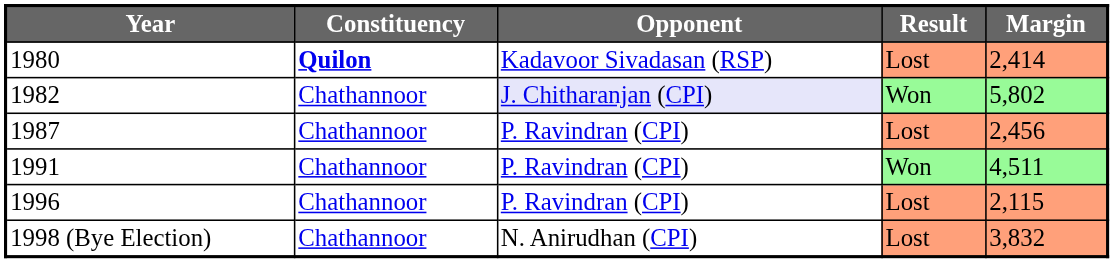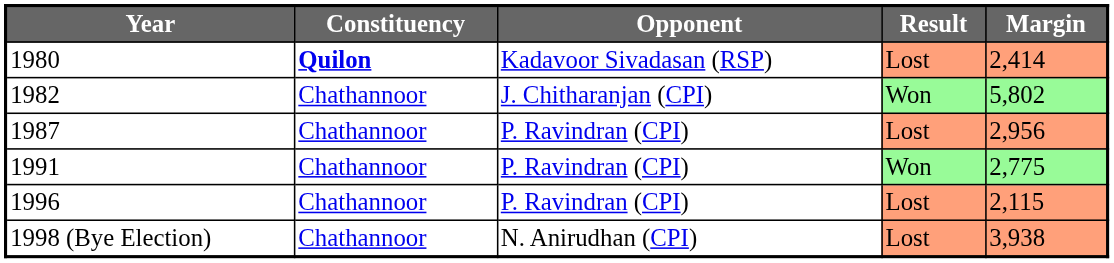(607, 95) lavender background -> (607, 95) no background
(1017, 130) 2,456 -> (1017, 130) 2,956
(1017, 166) 4,511 -> (1017, 166) 2,775
(1017, 237) 3,832 -> (1017, 237) 3,938
